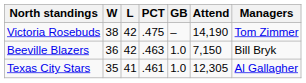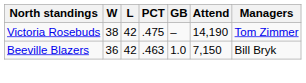- row: (49, 68)
